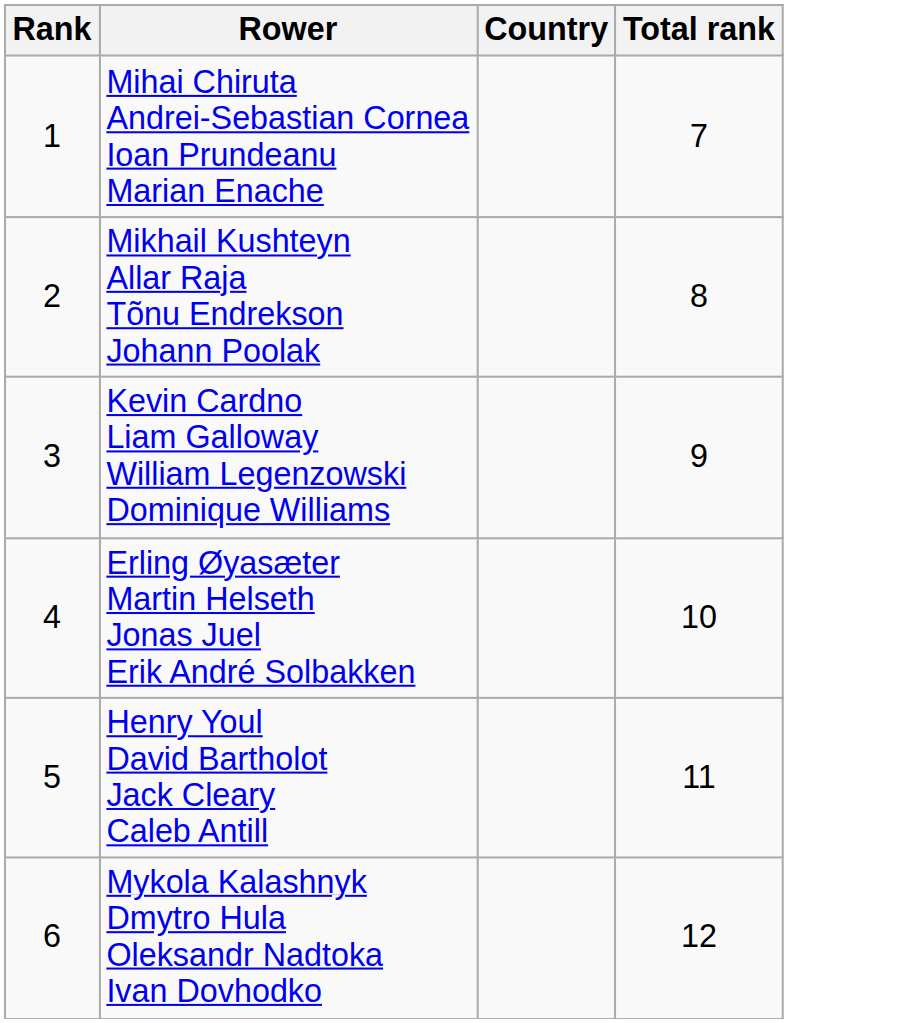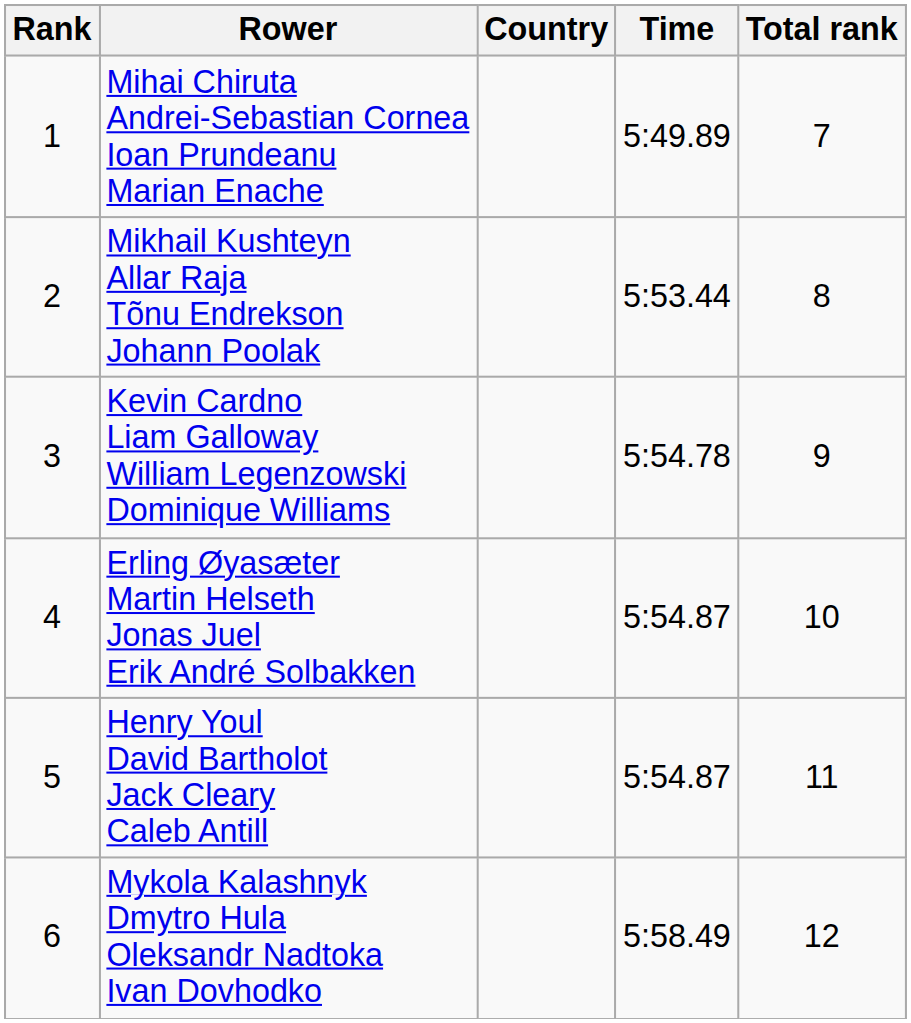+ column: (677, 30)
